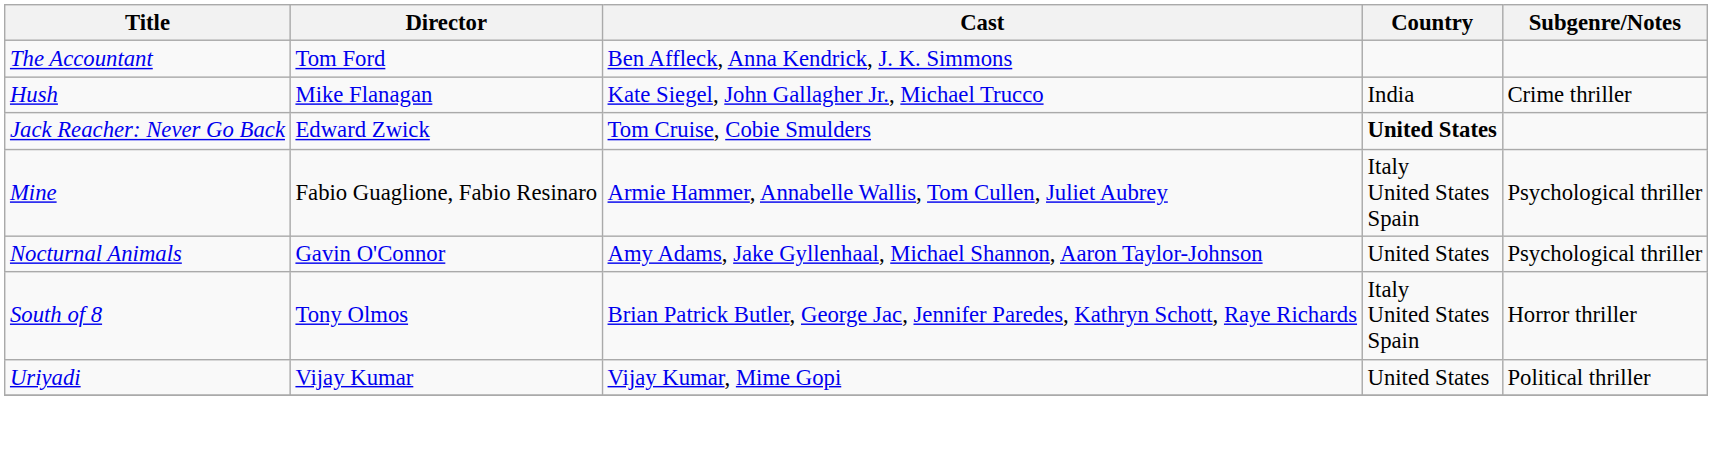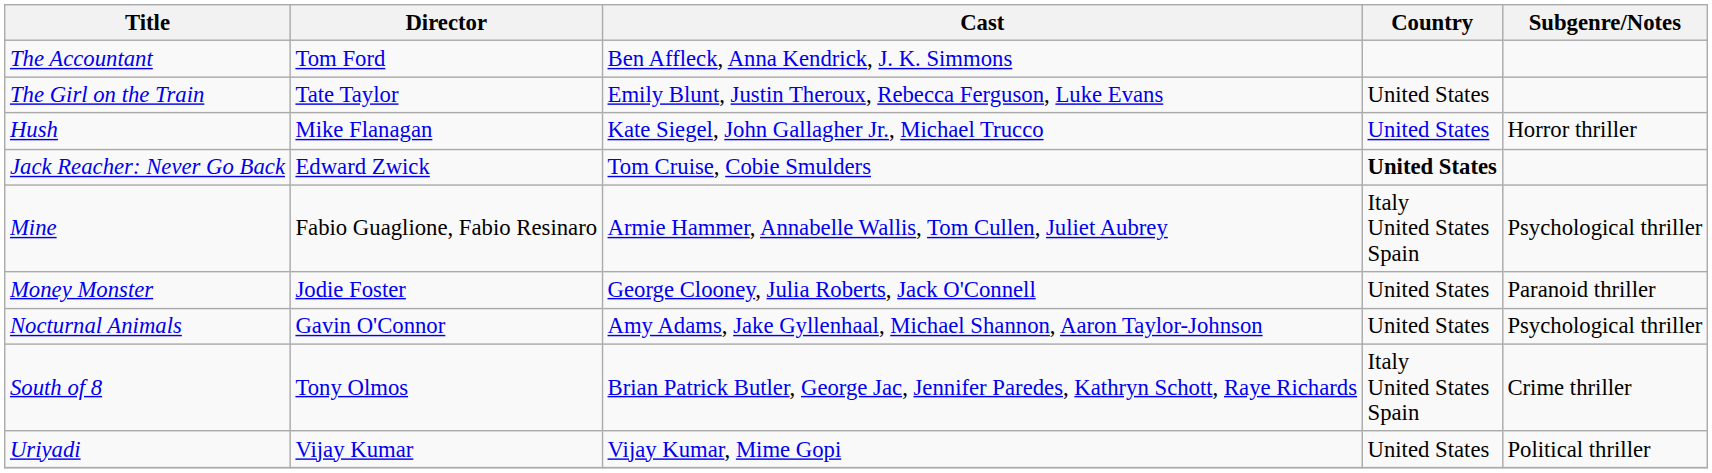+ row: (107, 94)
(1391, 94) India -> (1428, 130) United States
(1570, 94) Crime thriller -> (1572, 130) Horror thriller
+ row: (82, 289)
(1572, 315) Horror thriller -> (1570, 387) Crime thriller
